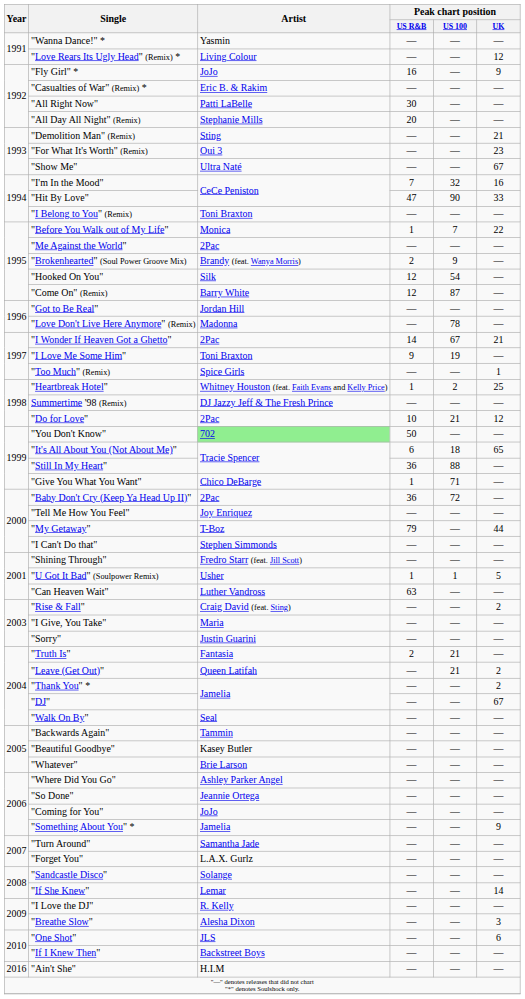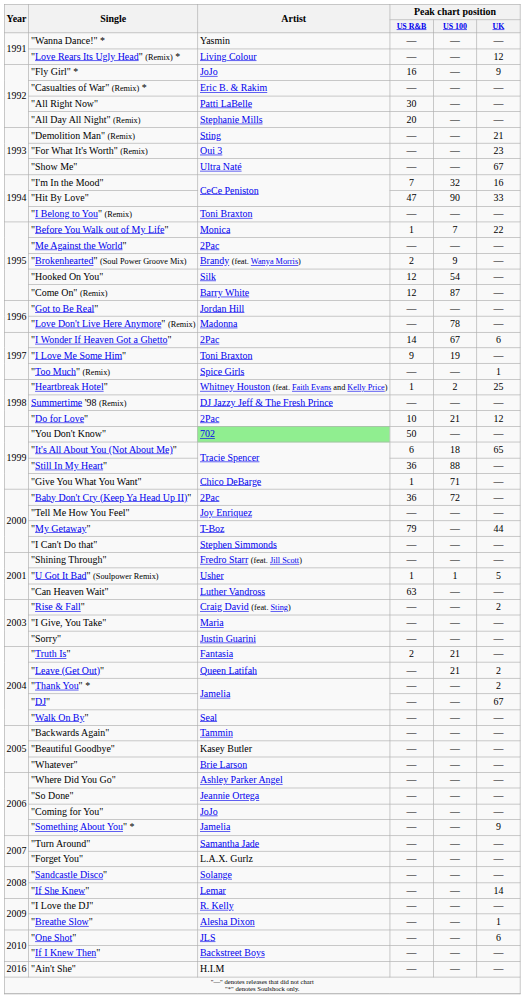(498, 340) 21 -> (498, 340) 6
(498, 922) 3 -> (498, 922) 1
